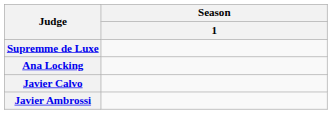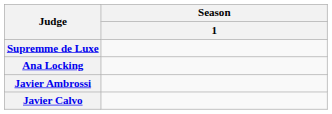rows swapped: (53, 100) <-> (53, 83)
